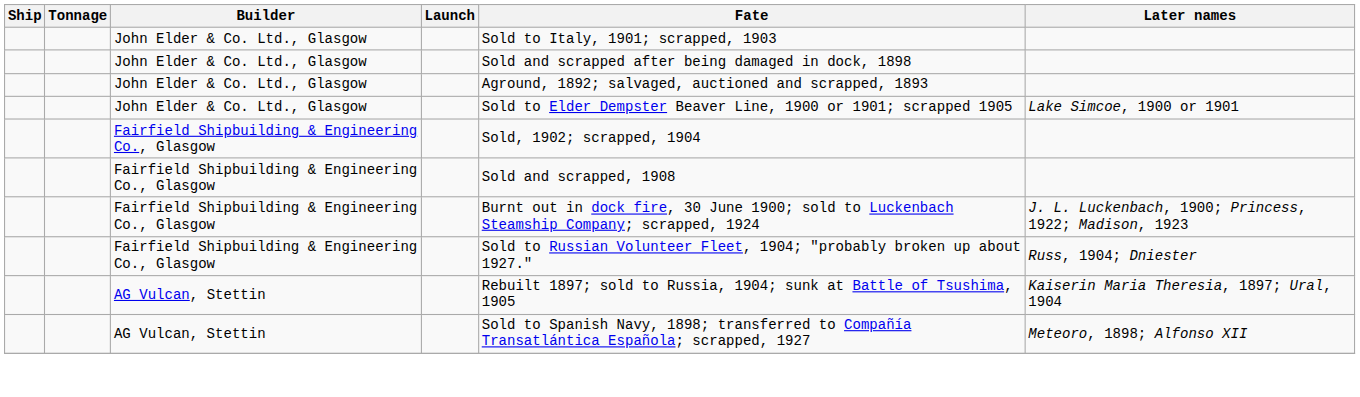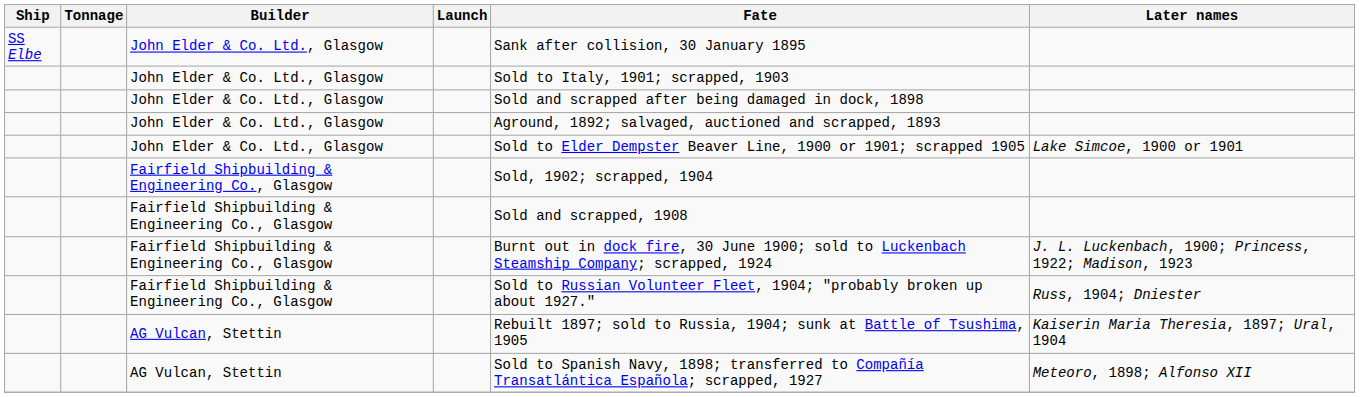+ row: (25, 47)
